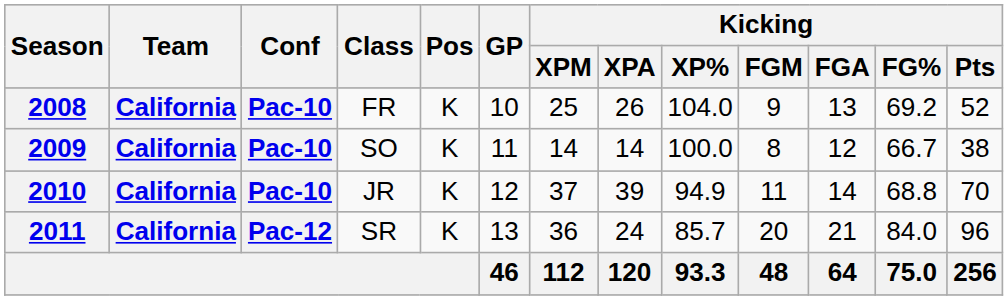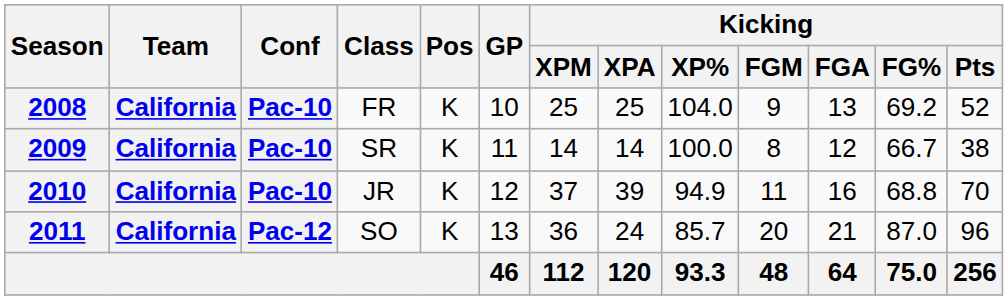(630, 107) 26 -> (630, 107) 25
(379, 149) SO -> (379, 149) SR
(842, 190) 14 -> (842, 190) 16
(379, 231) SR -> (379, 231) SO
(912, 231) 84.0 -> (912, 231) 87.0
